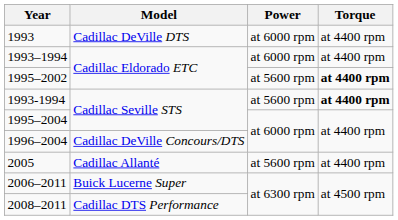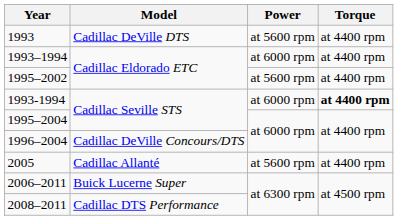(283, 36) at 6000 rpm -> (283, 36) at 5600 rpm
(355, 78) bold -> (353, 78) normal
(283, 99) at 5600 rpm -> (283, 99) at 6000 rpm
